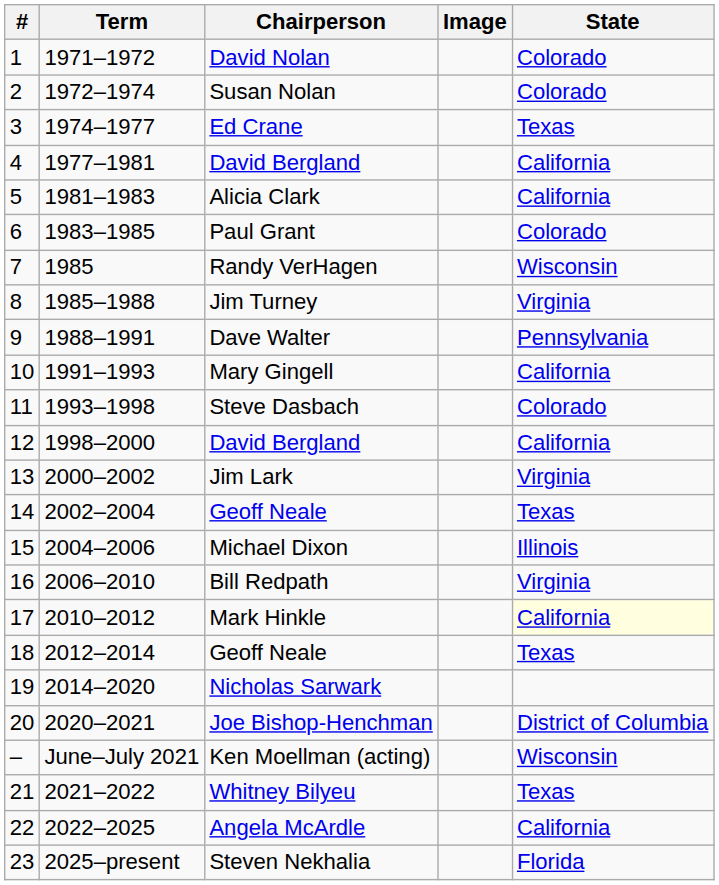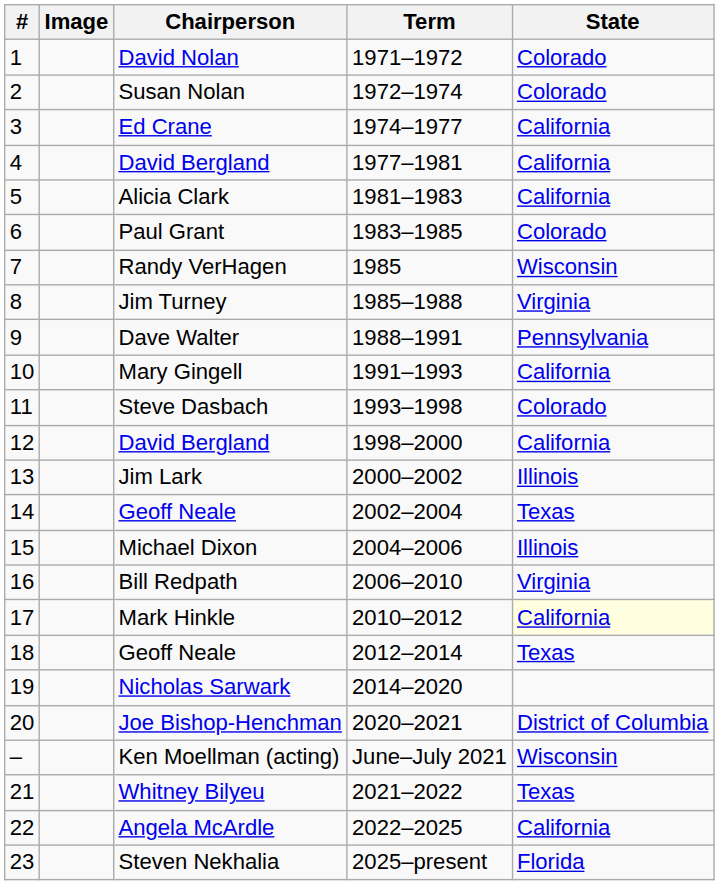columns swapped: (475, 22) <-> (122, 22)
(546, 127) Texas -> (564, 127) California
(554, 477) Virginia -> (548, 477) Illinois
